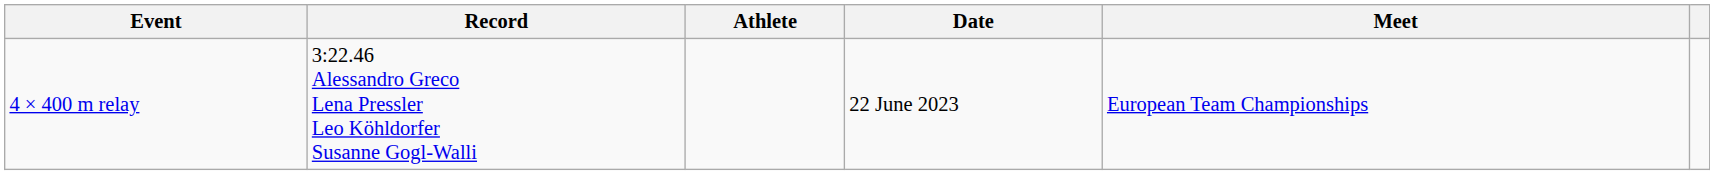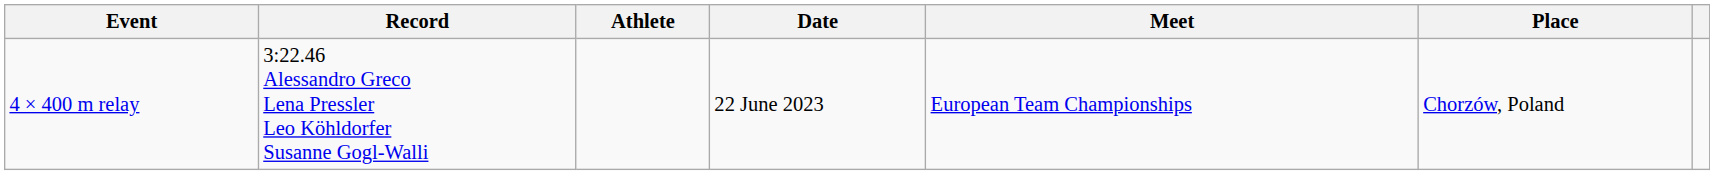+ column: (1555, 21)
